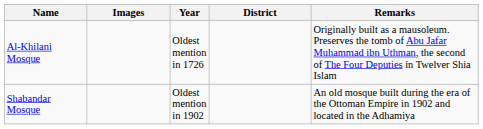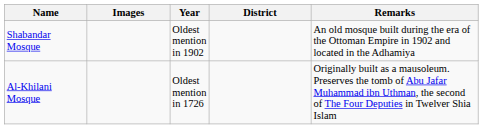rows swapped: (29, 104) <-> (29, 52)
